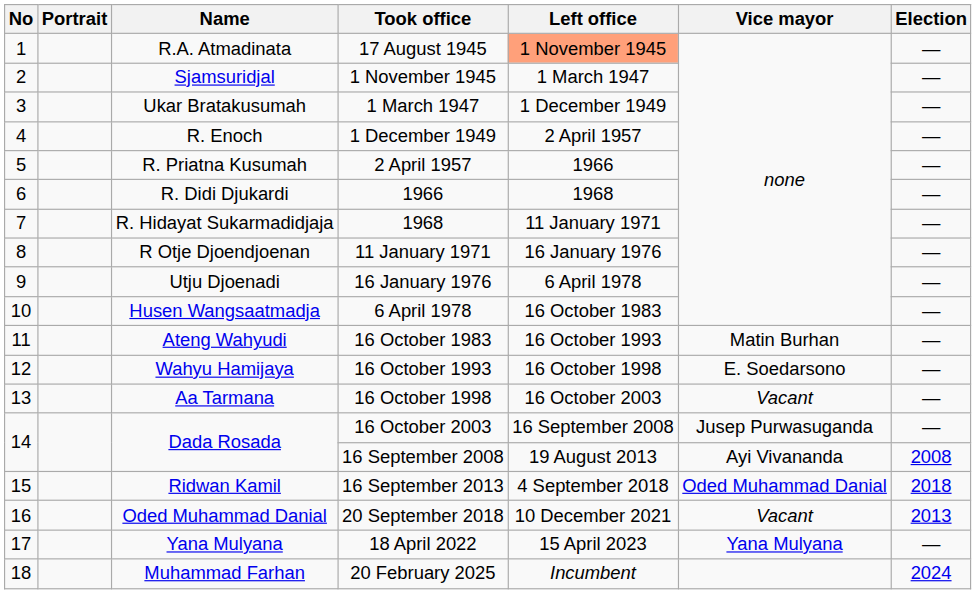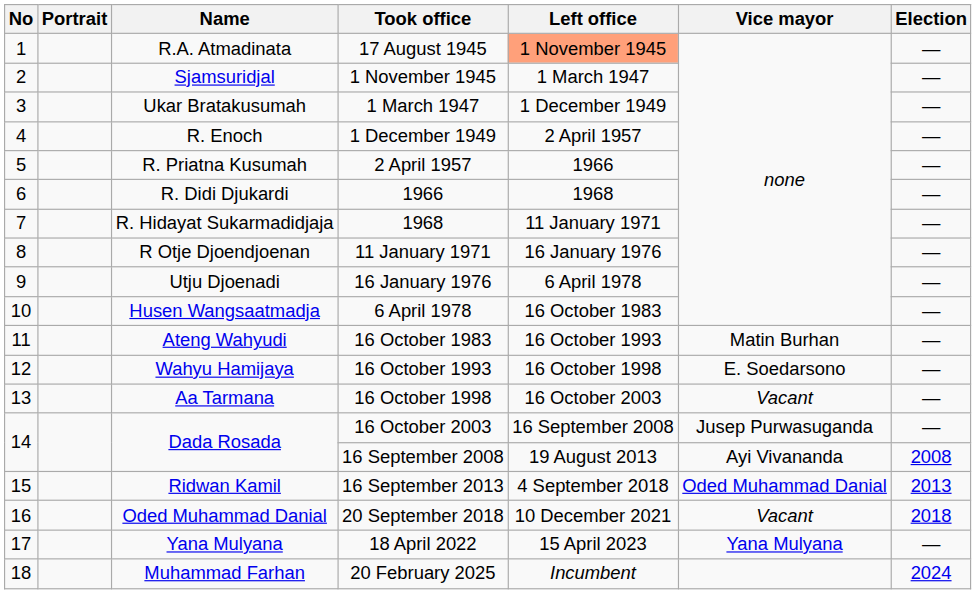(931, 485) 2018 -> (931, 485) 2013
(931, 515) 2013 -> (931, 515) 2018
